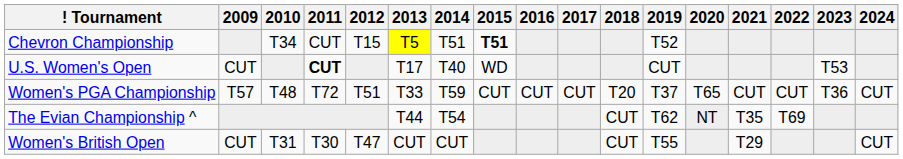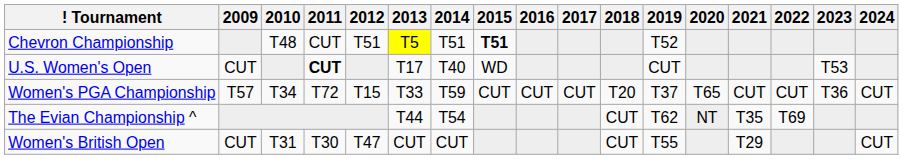(283, 42) T34 -> (283, 42) T48
(367, 42) T15 -> (367, 42) T51
(283, 92) T48 -> (283, 92) T34
(367, 92) T51 -> (367, 92) T15
